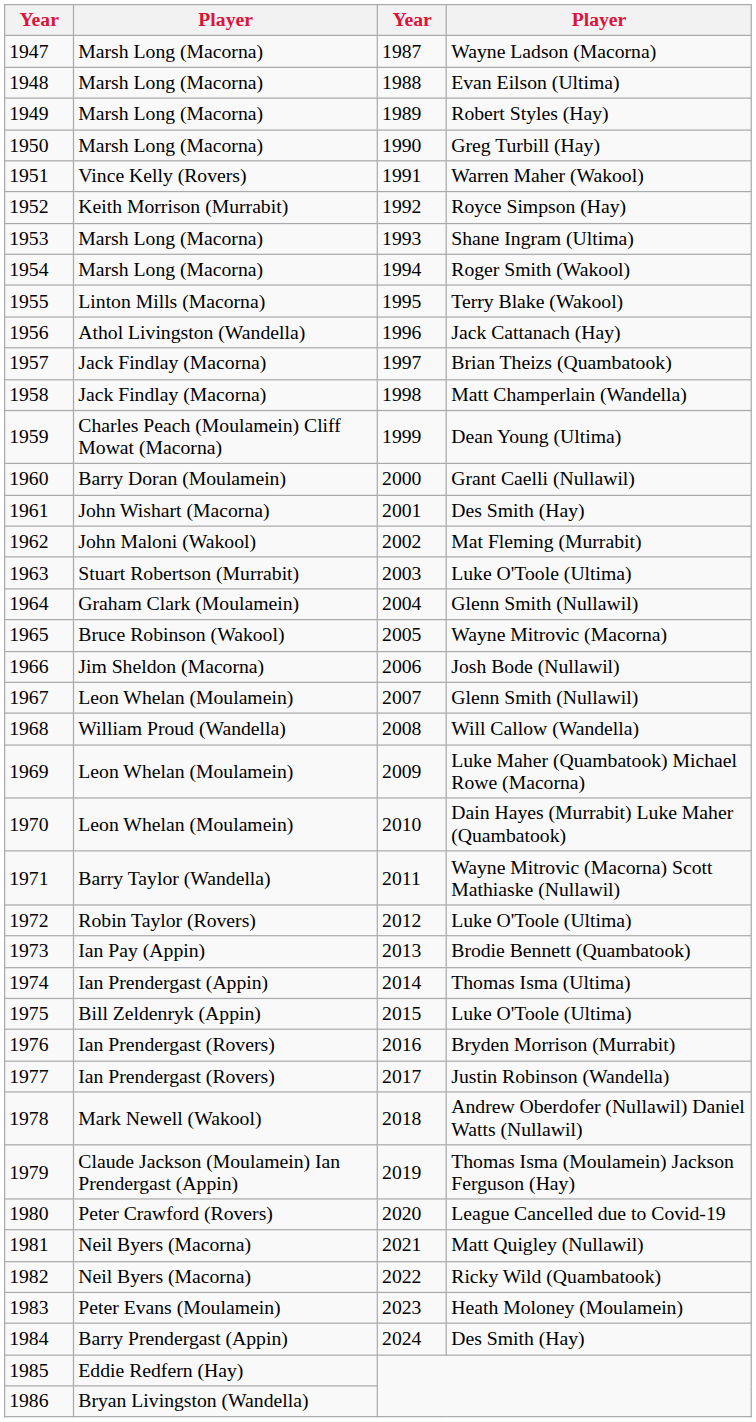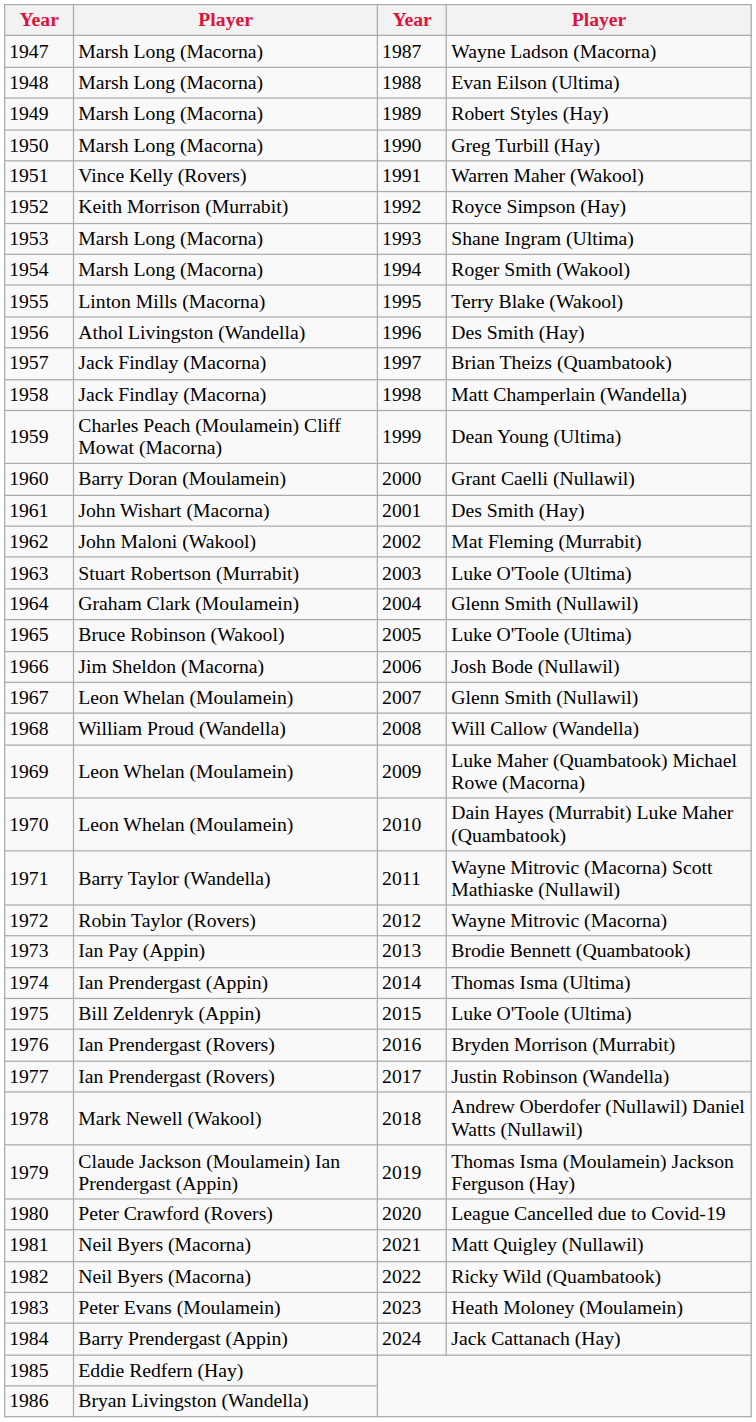(536, 332) Jack Cattanach (Hay) -> (518, 332) Des Smith (Hay)
(559, 635) Wayne Mitrovic (Macorna) -> (541, 635) Luke O'Toole (Ultima)
(541, 920) Luke O'Toole (Ultima) -> (559, 920) Wayne Mitrovic (Macorna)
(518, 1338) Des Smith (Hay) -> (536, 1338) Jack Cattanach (Hay)
